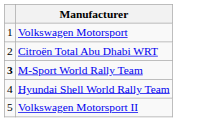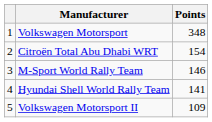+ column: (190, 14)
(10, 70) bold -> (10, 70) normal
